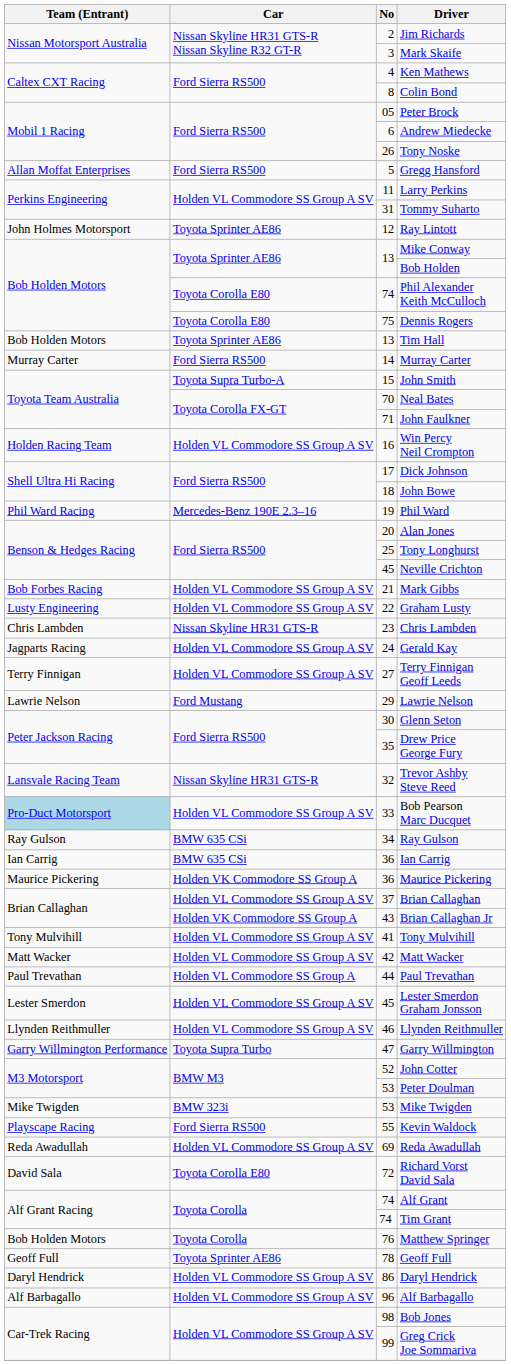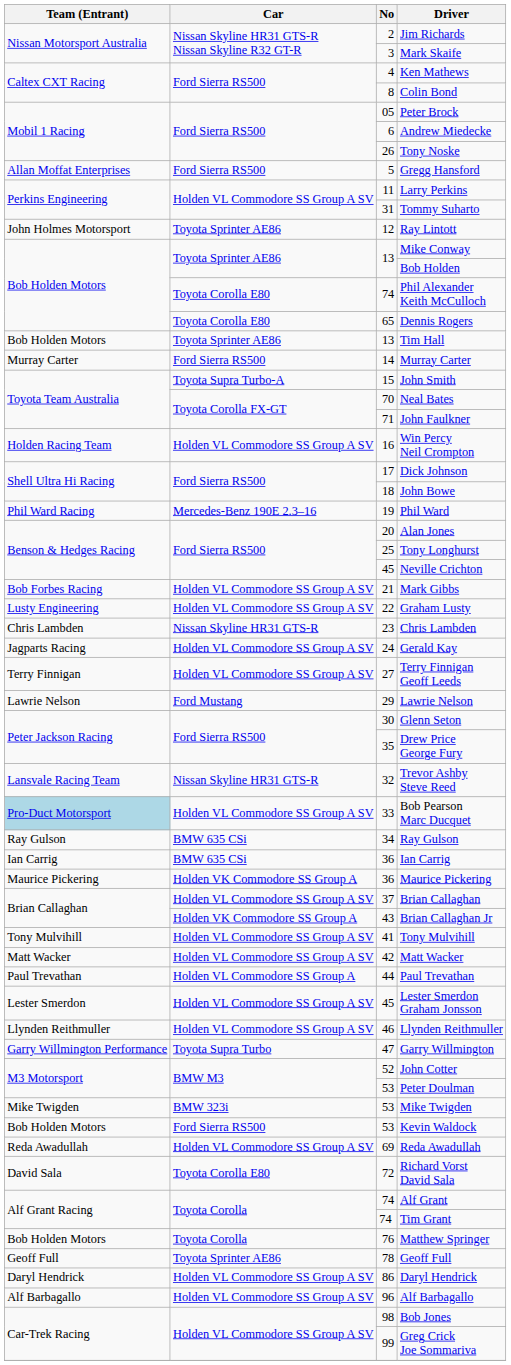(388, 321) 75 -> (388, 321) 65
(51, 1127) Playscape Racing -> (57, 1127) Bob Holden Motors
(388, 1127) 55 -> (388, 1127) 53
